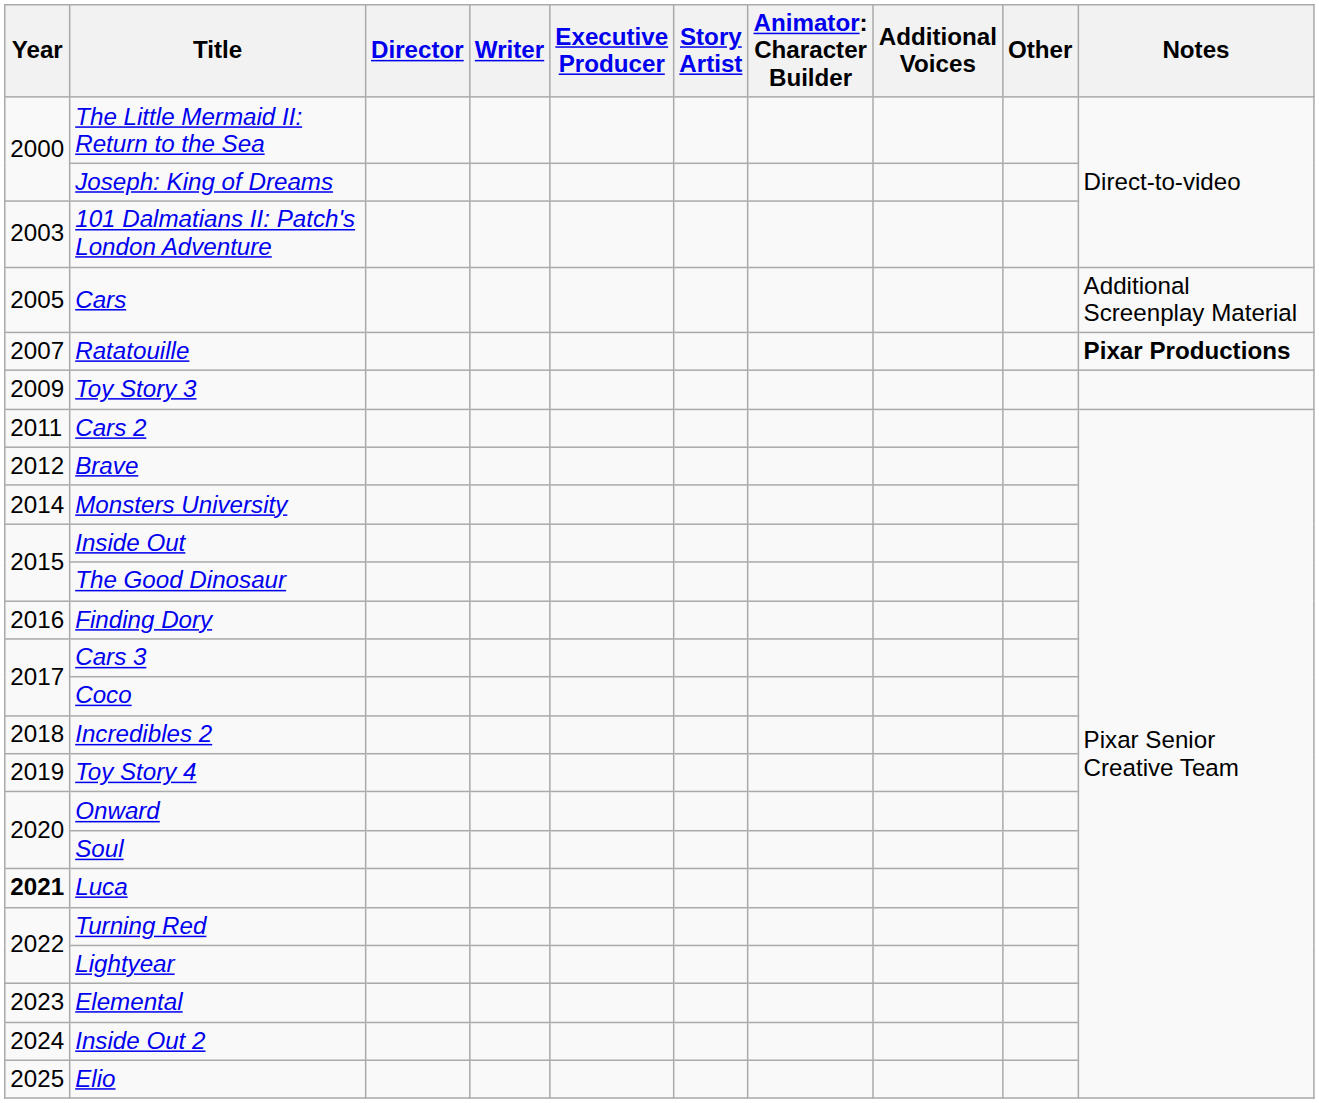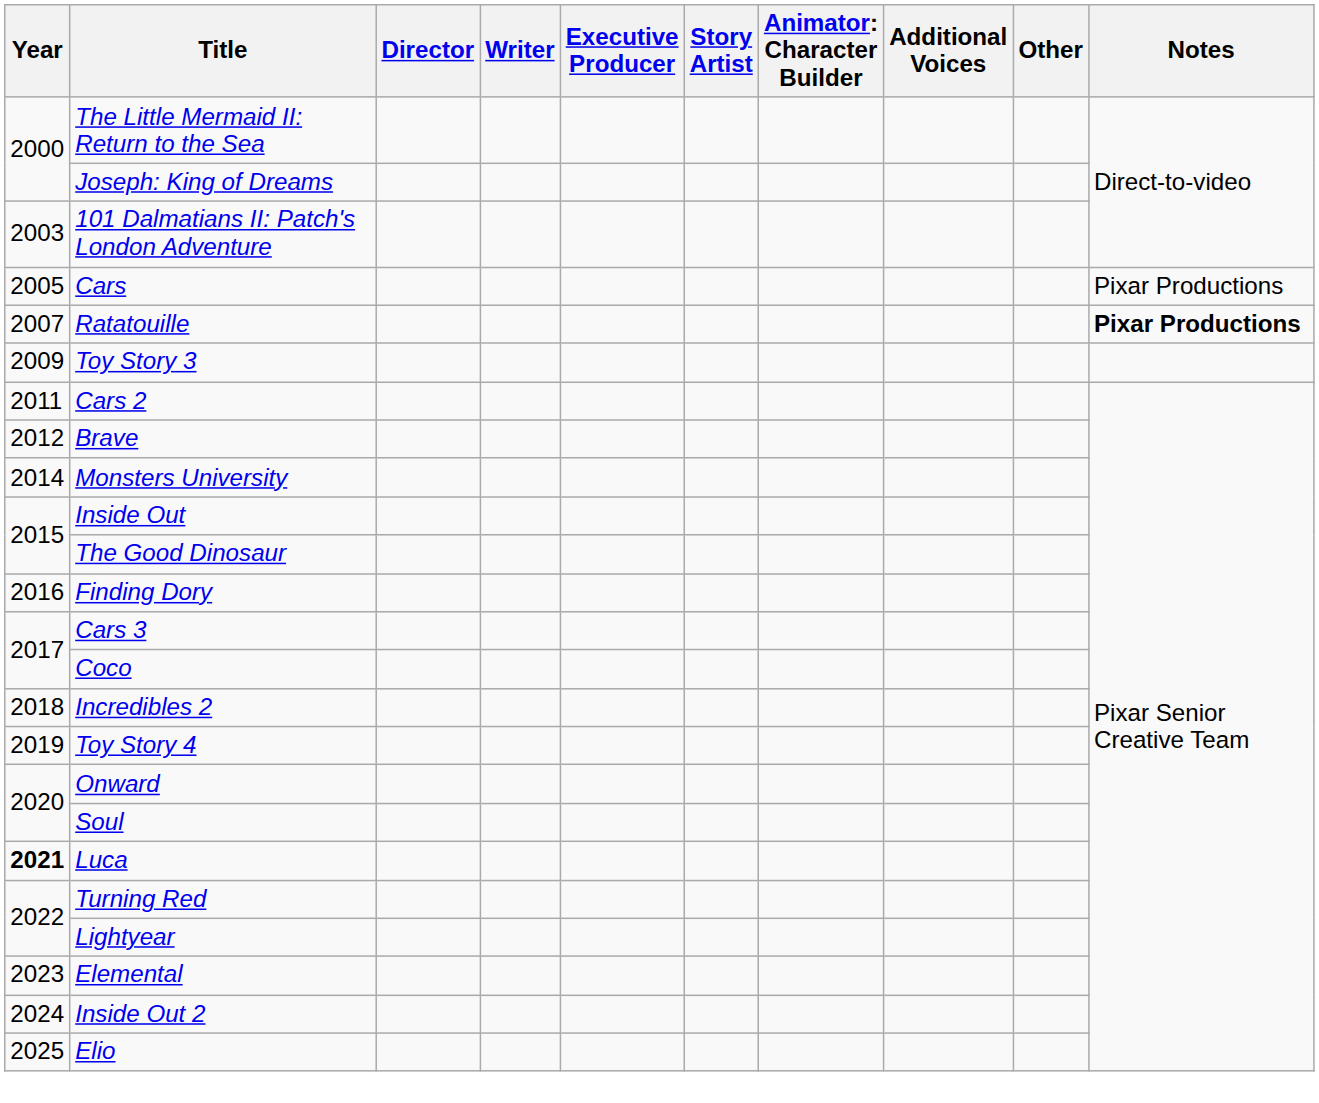(1190, 299) Additional Screenplay Material -> (1189, 285) Pixar Productions
